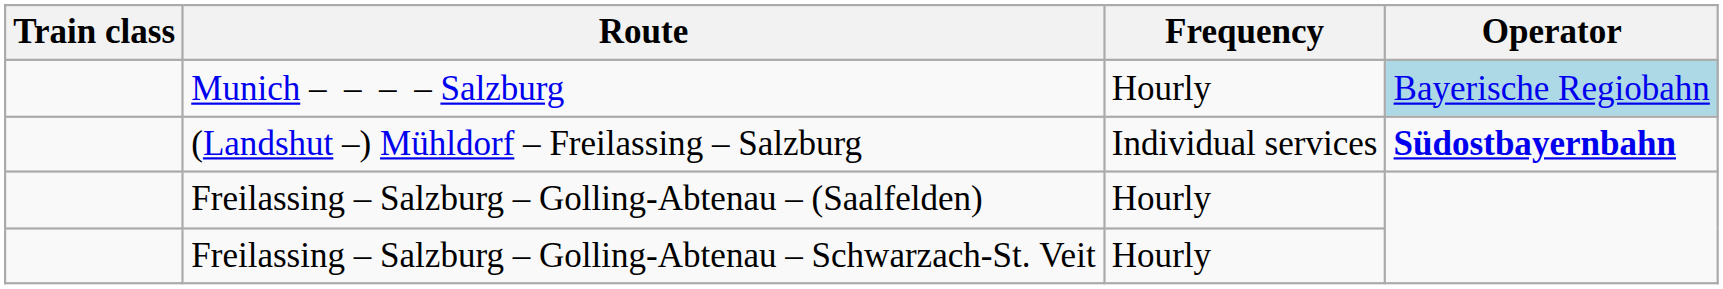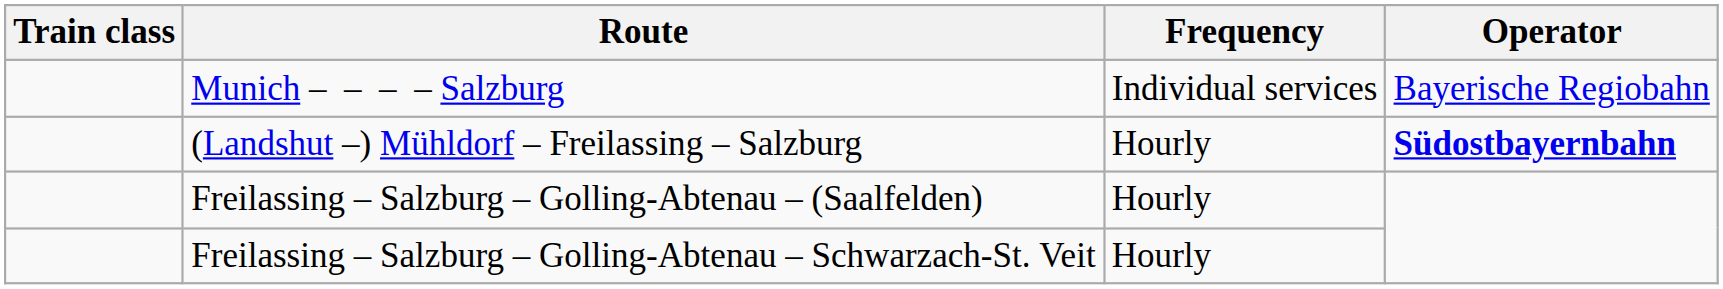(1161, 87) Hourly -> (1245, 87) Individual services
(1552, 87) lightblue background -> (1552, 87) no background
(1245, 143) Individual services -> (1161, 143) Hourly
